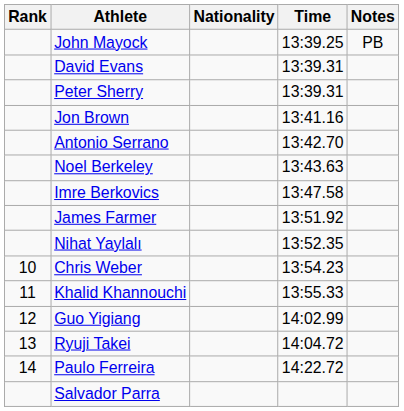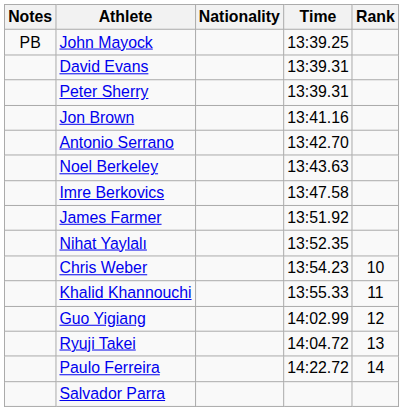columns swapped: (28, 17) <-> (373, 17)
